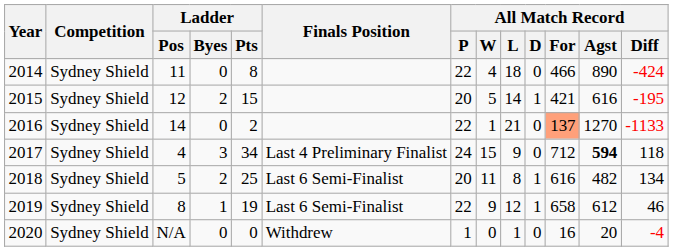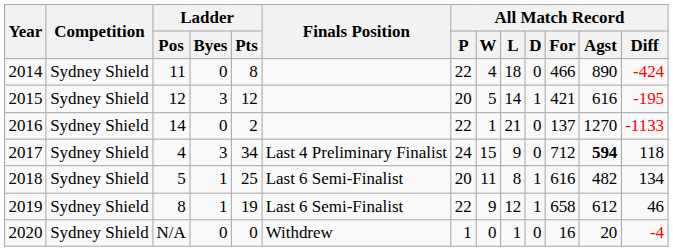(223, 98) 2 -> (223, 98) 3
(249, 98) 15 -> (249, 98) 12
(563, 125) lightsalmon background -> (563, 125) no background
(223, 179) 2 -> (223, 179) 1
